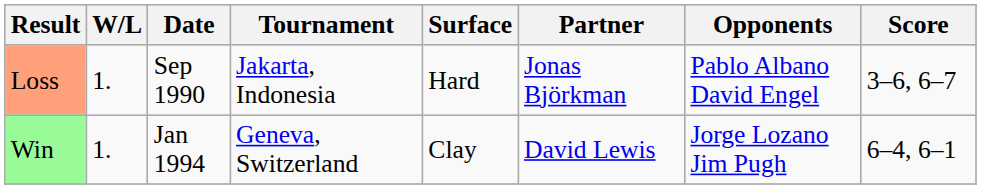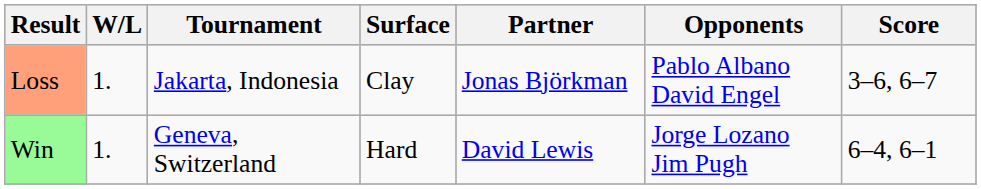- column: (189, 24)
(454, 79) Hard -> (390, 79) Clay
(453, 149) Clay -> (392, 149) Hard
